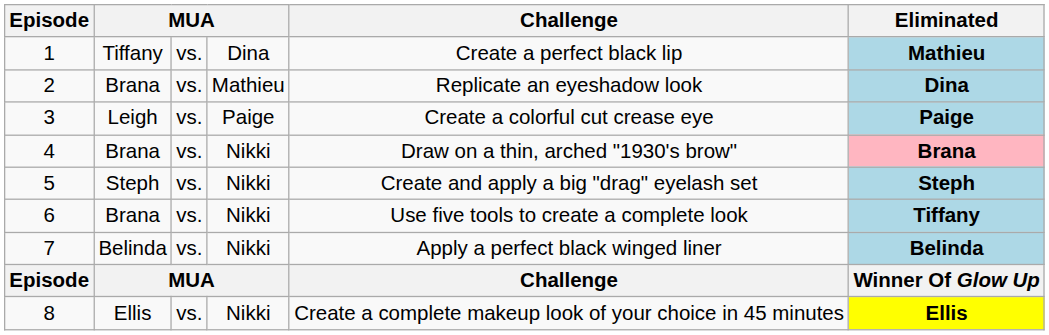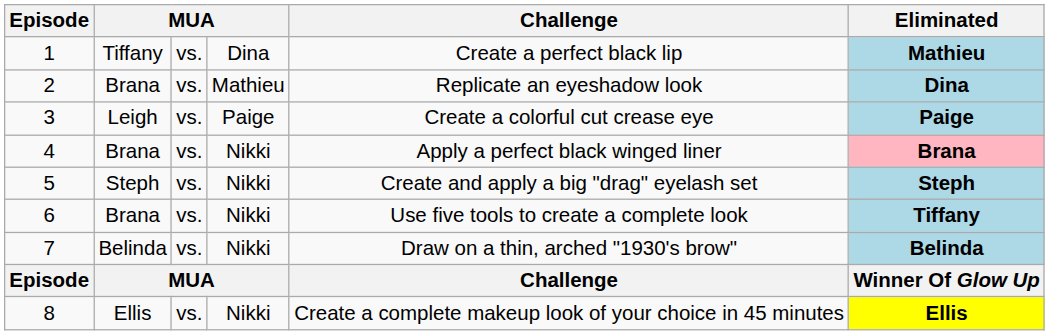(569, 150) Draw on a thin, arched "1930's brow" -> (569, 150) Apply a perfect black winged liner
(569, 248) Apply a perfect black winged liner -> (569, 248) Draw on a thin, arched "1930's brow"
